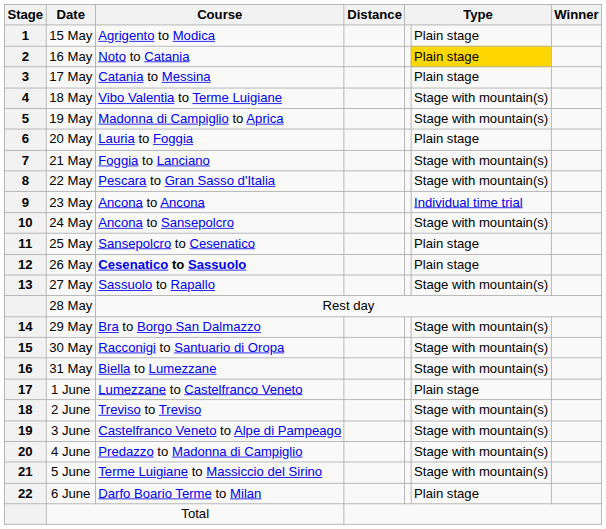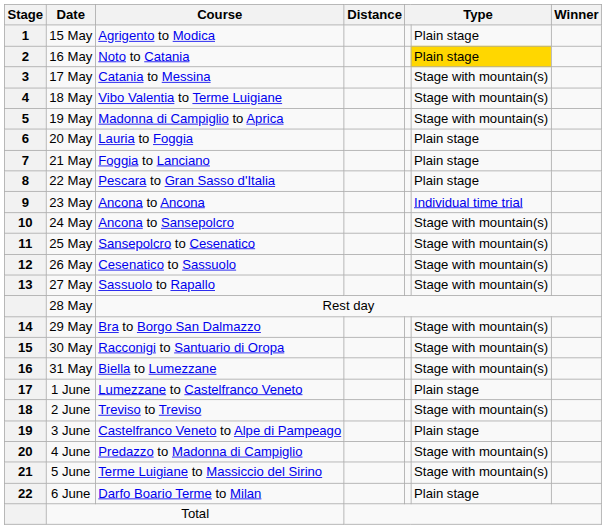(446, 77) Plain stage -> (481, 77) Stage with mountain(s)
(481, 160) Stage with mountain(s) -> (446, 160) Plain stage
(481, 181) Stage with mountain(s) -> (446, 181) Plain stage
(446, 243) Plain stage -> (481, 243) Stage with mountain(s)
(172, 264) bold -> (167, 264) normal
(446, 264) Plain stage -> (481, 264) Stage with mountain(s)
(481, 431) Stage with mountain(s) -> (446, 431) Plain stage
